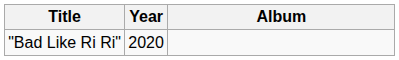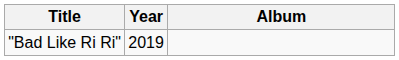(146, 42) 2020 -> (146, 42) 2019
